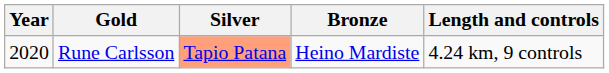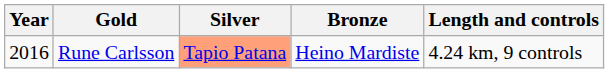(29, 51) 2020 -> (29, 51) 2016
